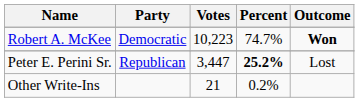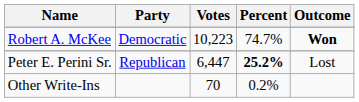(213, 62) 3,447 -> (213, 62) 6,447
(213, 85) 21 -> (213, 85) 70
